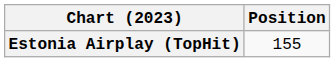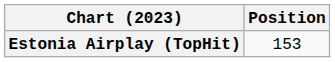(287, 44) 155 -> (287, 44) 153
